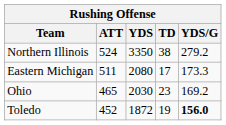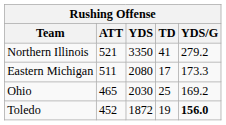(108, 52) 524 -> (108, 52) 521
(165, 52) 38 -> (165, 52) 41
(165, 91) 23 -> (165, 91) 25
